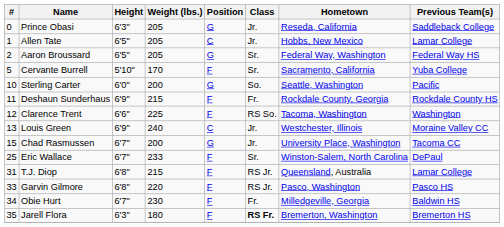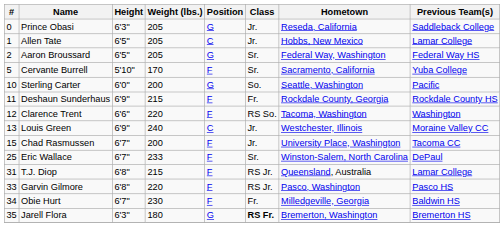(155, 114) 225 -> (155, 114) 220
(210, 143) G -> (210, 143) F
(210, 216) F -> (210, 216) G
